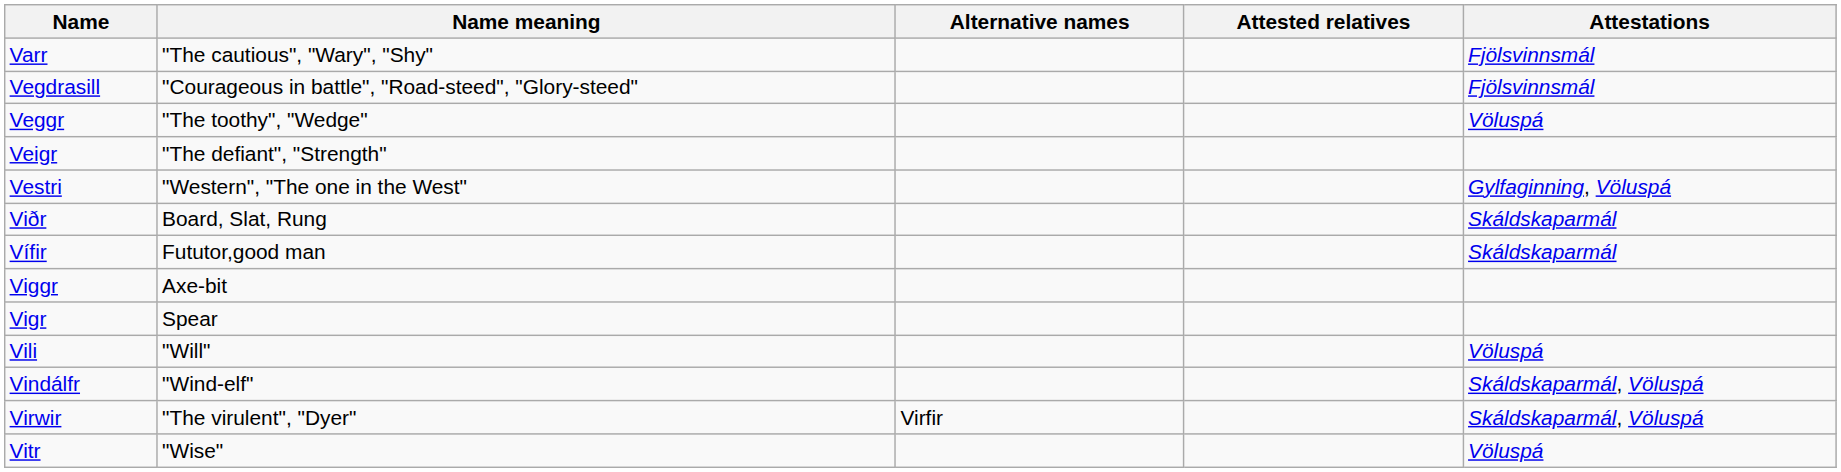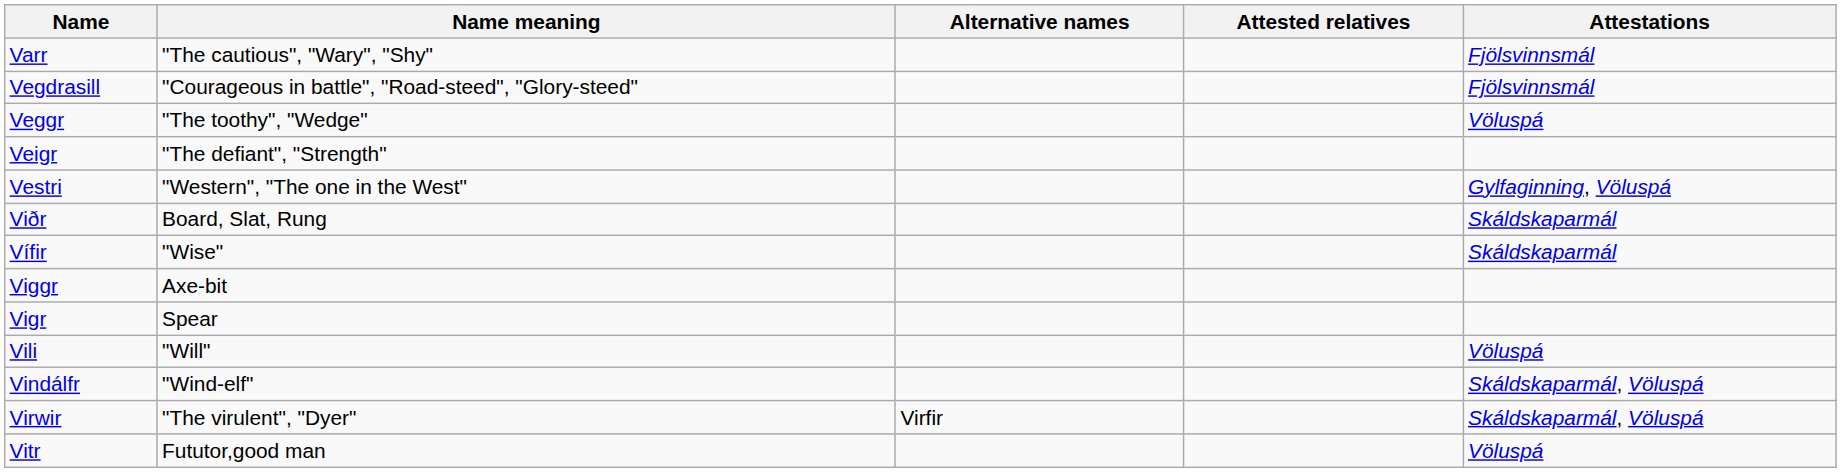(244, 253) Fututor,good man -> (193, 253) "Wise"
(193, 450) "Wise" -> (244, 450) Fututor,good man
